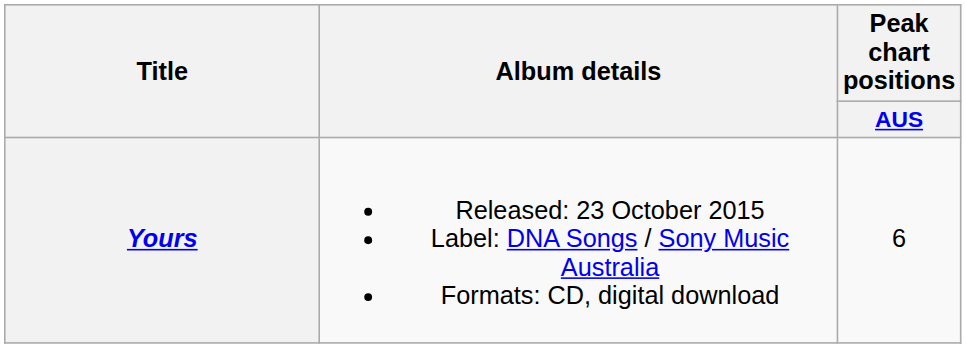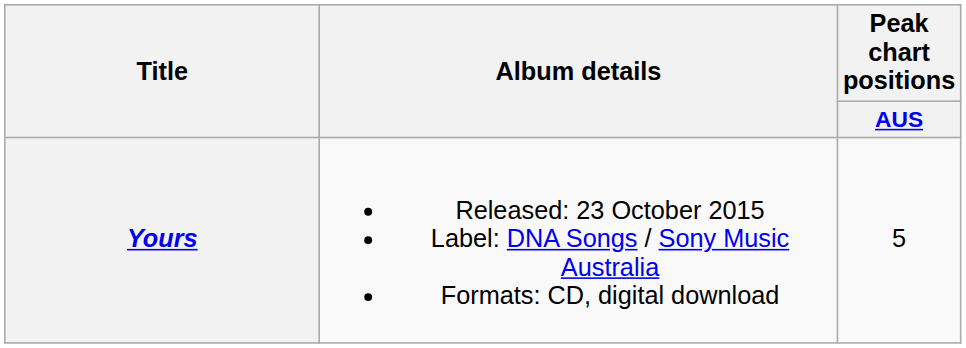(899, 239) 6 -> (899, 239) 5
